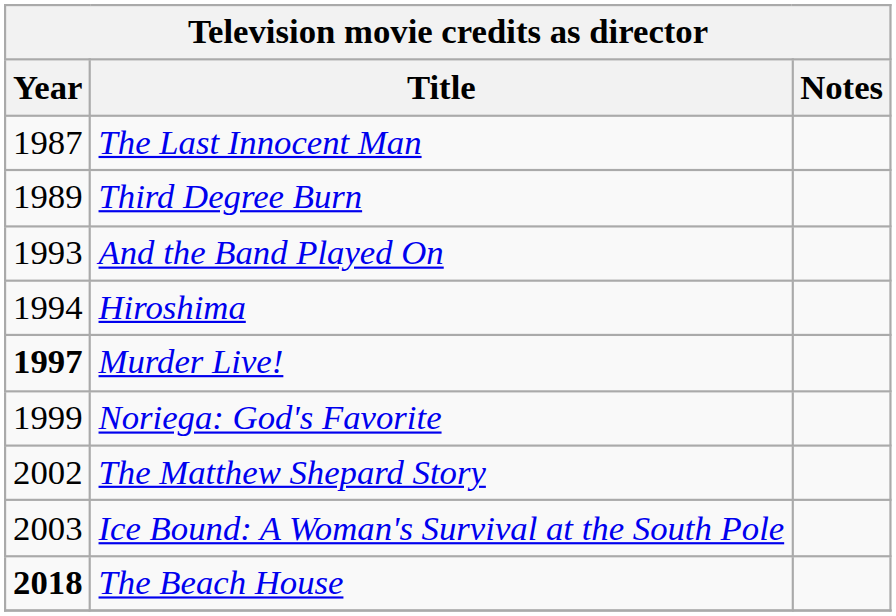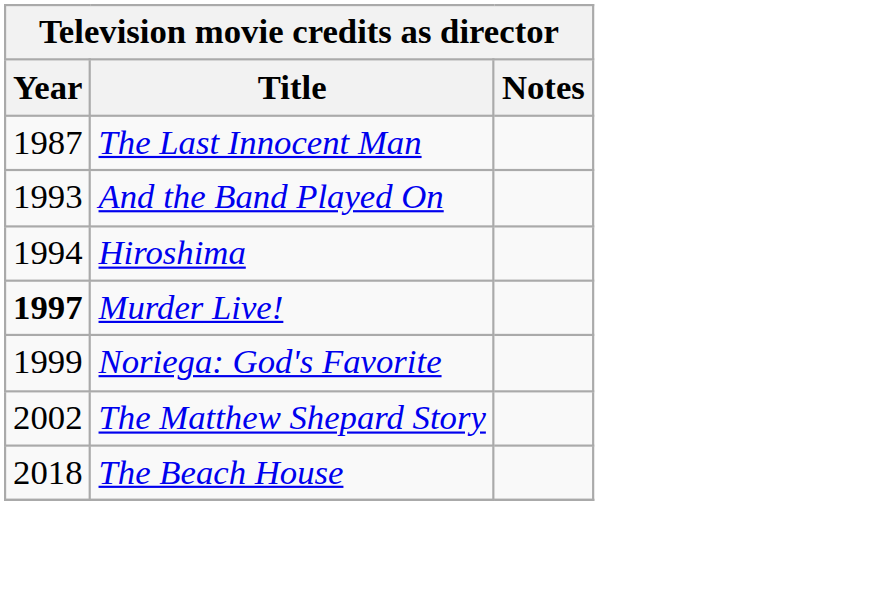- row: (230, 197)
- row: (441, 527)
(48, 582) bold -> (48, 472) normal
